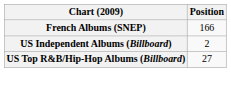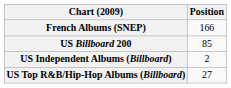+ row: (96, 43)
